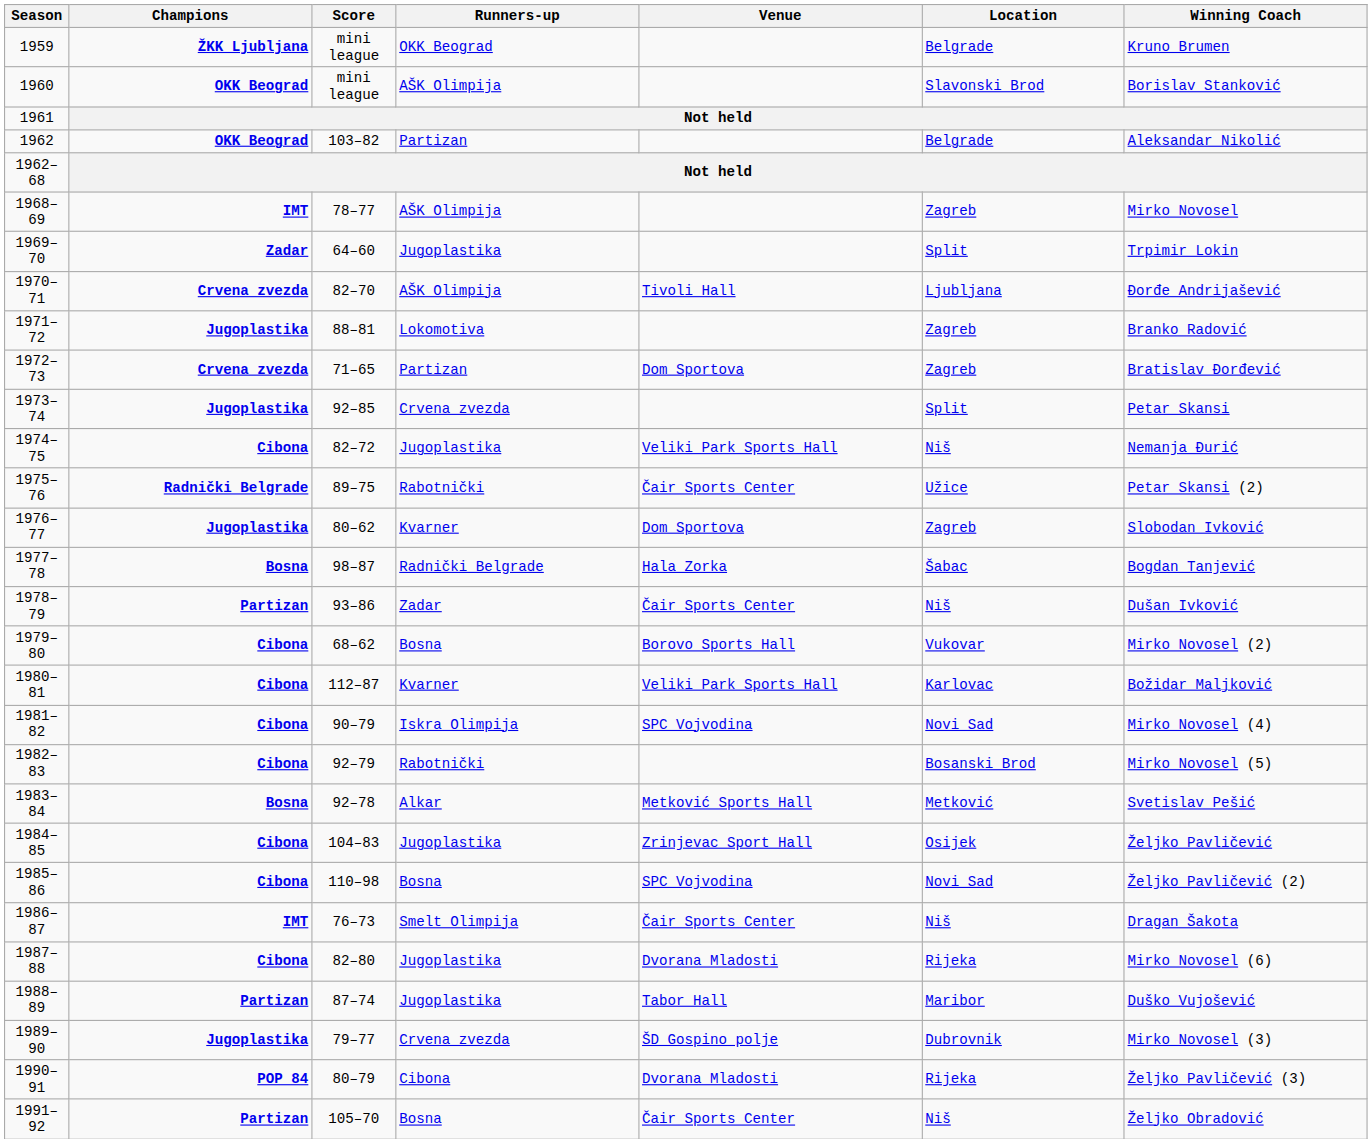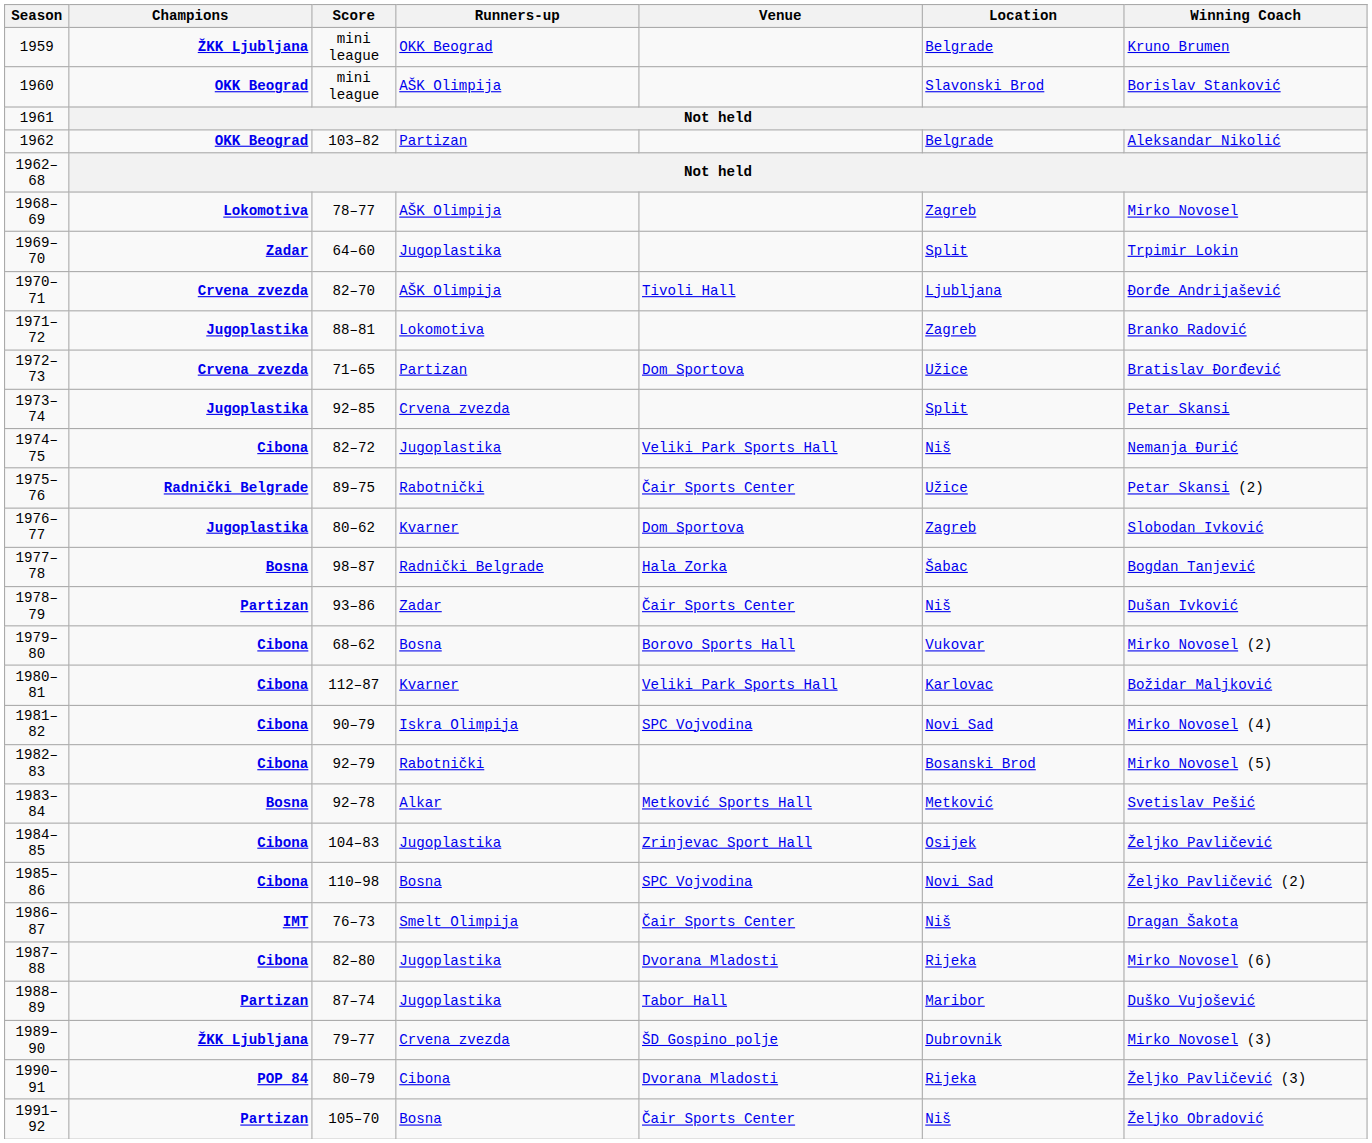(296, 212) IMT -> (266, 212) Lokomotiva
(951, 370) Zagreb -> (947, 370) Užice
(257, 1040) Jugoplastika -> (253, 1040) ŽKK Ljubljana
